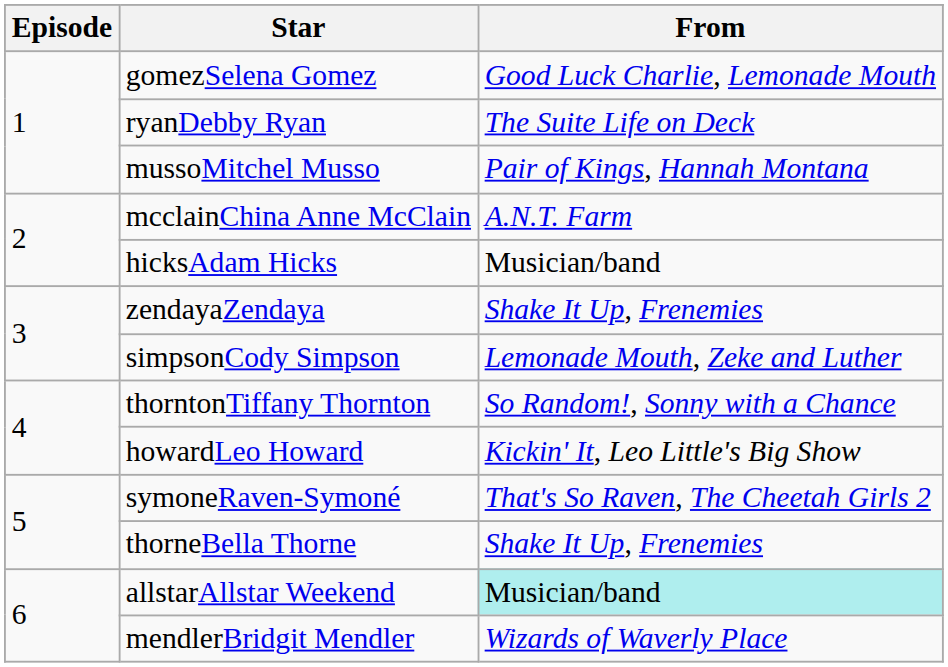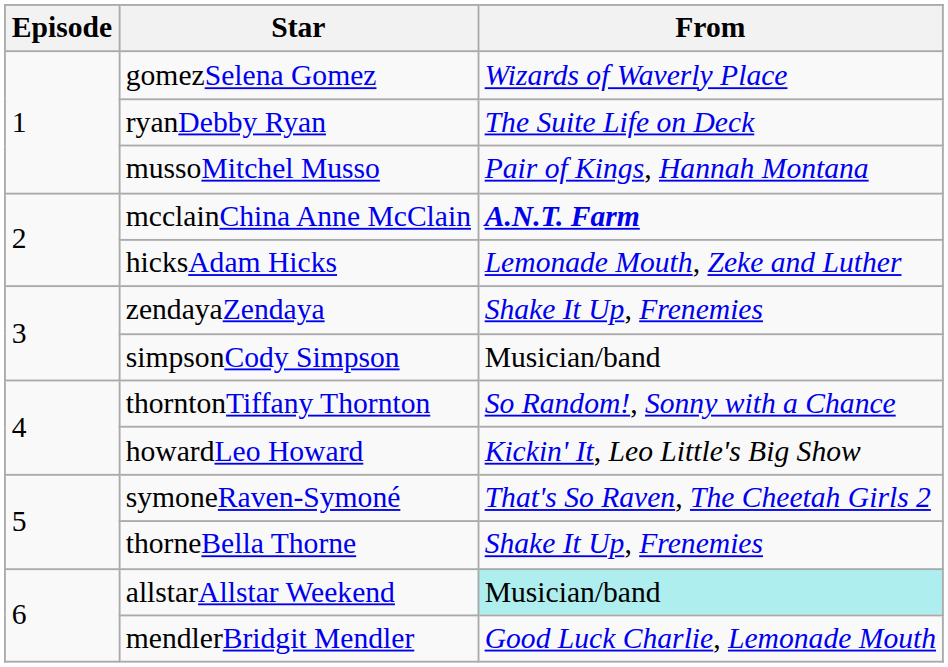(710, 74) Good Luck Charlie, Lemonade Mouth -> (636, 74) Wizards of Waverly Place
(558, 215) normal -> (562, 215) bold
(573, 262) Musician/band -> (693, 262) Lemonade Mouth, Zeke and Luther
(693, 356) Lemonade Mouth, Zeke and Luther -> (573, 356) Musician/band
(636, 638) Wizards of Waverly Place -> (710, 638) Good Luck Charlie, Lemonade Mouth
